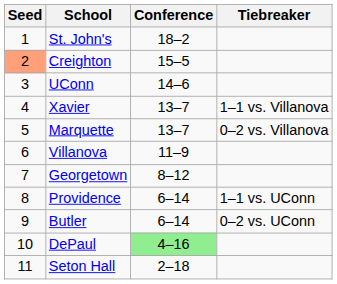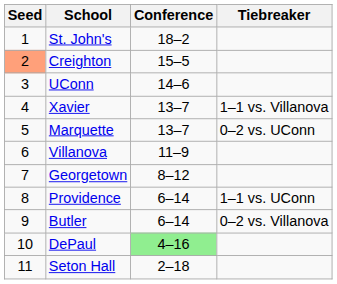(274, 130) 0–2 vs. Villanova -> (267, 130) 0–2 vs. UConn
(267, 221) 0–2 vs. UConn -> (274, 221) 0–2 vs. Villanova
